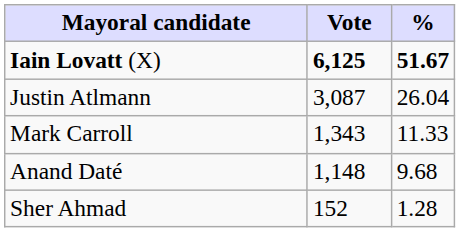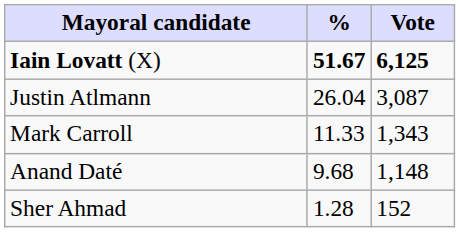columns swapped: (349, 23) <-> (423, 23)
